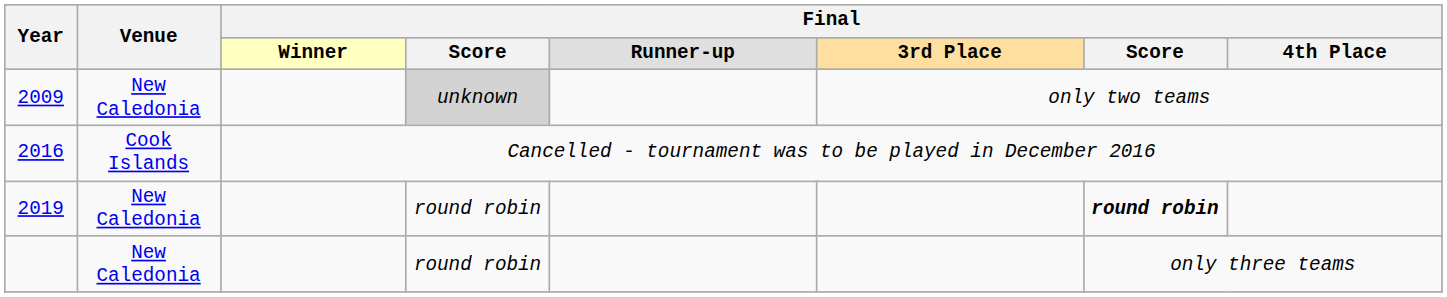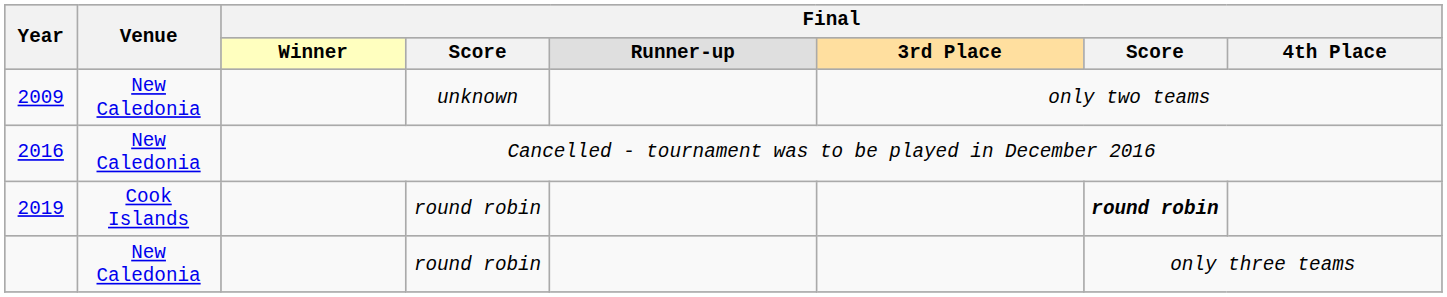(478, 97) lightgrey background -> (478, 97) no background
(149, 153) Cook Islands -> (149, 153) New Caledonia
(149, 208) New Caledonia -> (149, 208) Cook Islands
